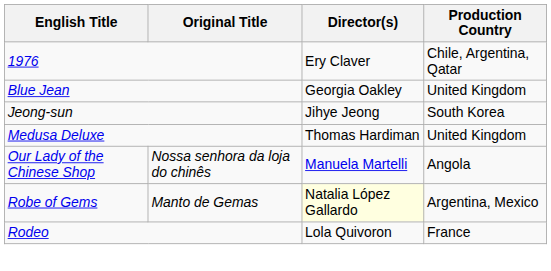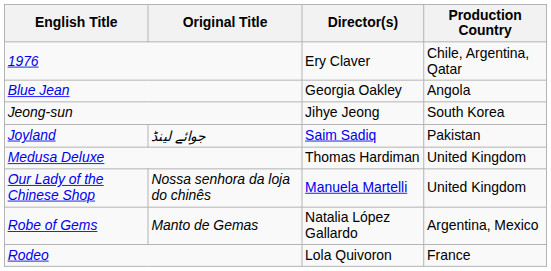(477, 91) United Kingdom -> (449, 91) Angola
+ row: (32, 135)
(449, 165) Angola -> (477, 188) United Kingdom
(348, 202) lightyellow background -> (348, 225) no background
